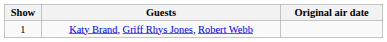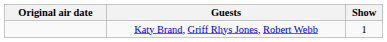columns swapped: (23, 12) <-> (332, 12)
